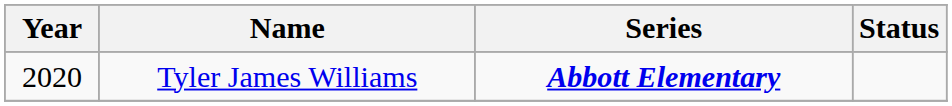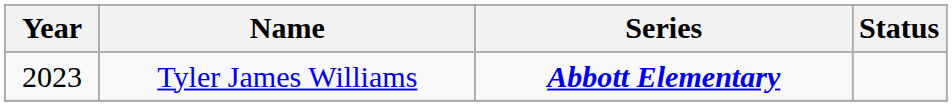(52, 76) 2020 -> (52, 76) 2023
